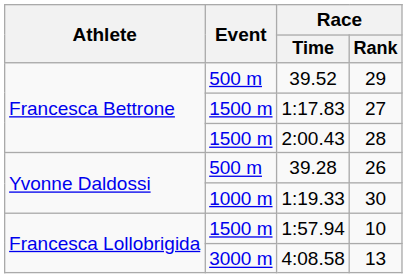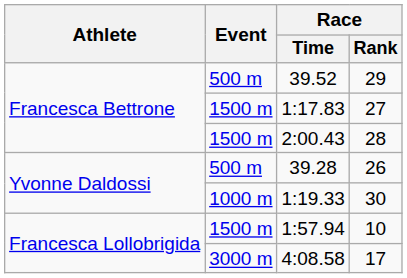(376, 259) 13 -> (376, 259) 17
